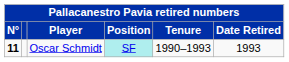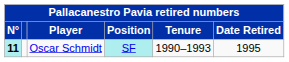(13, 48) no background -> (13, 48) paleturquoise background
(248, 48) 1993 -> (248, 48) 1995
